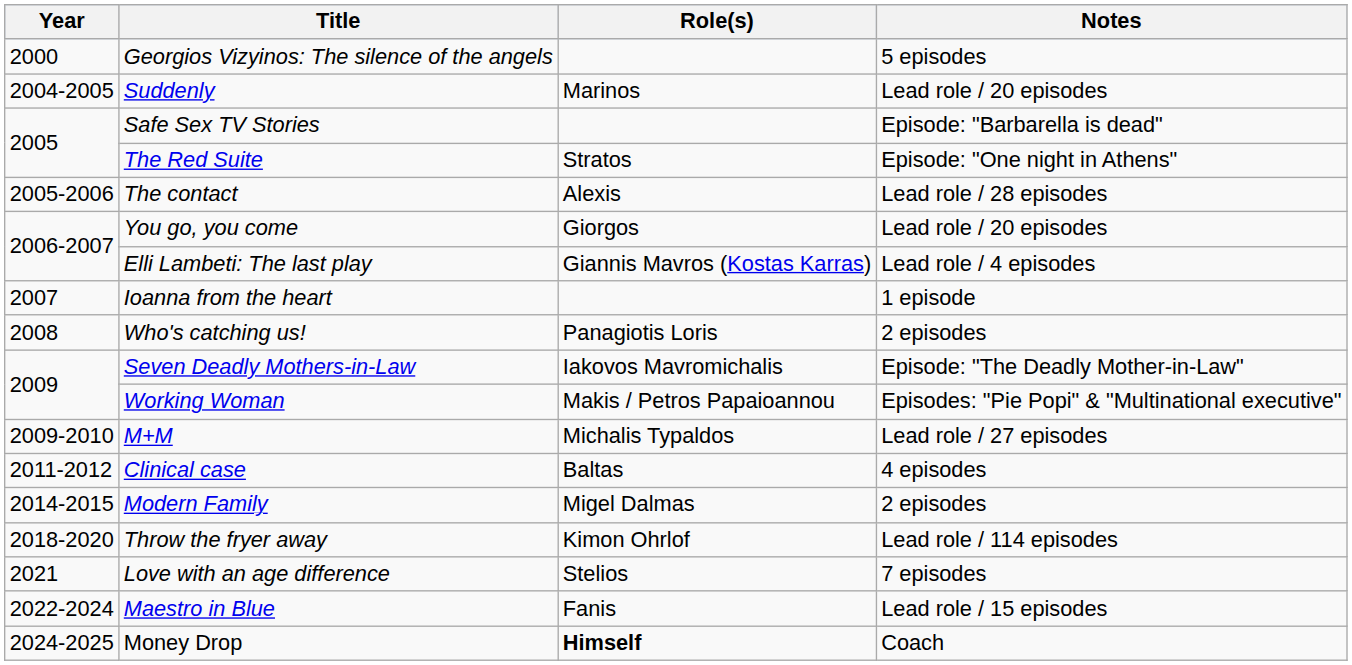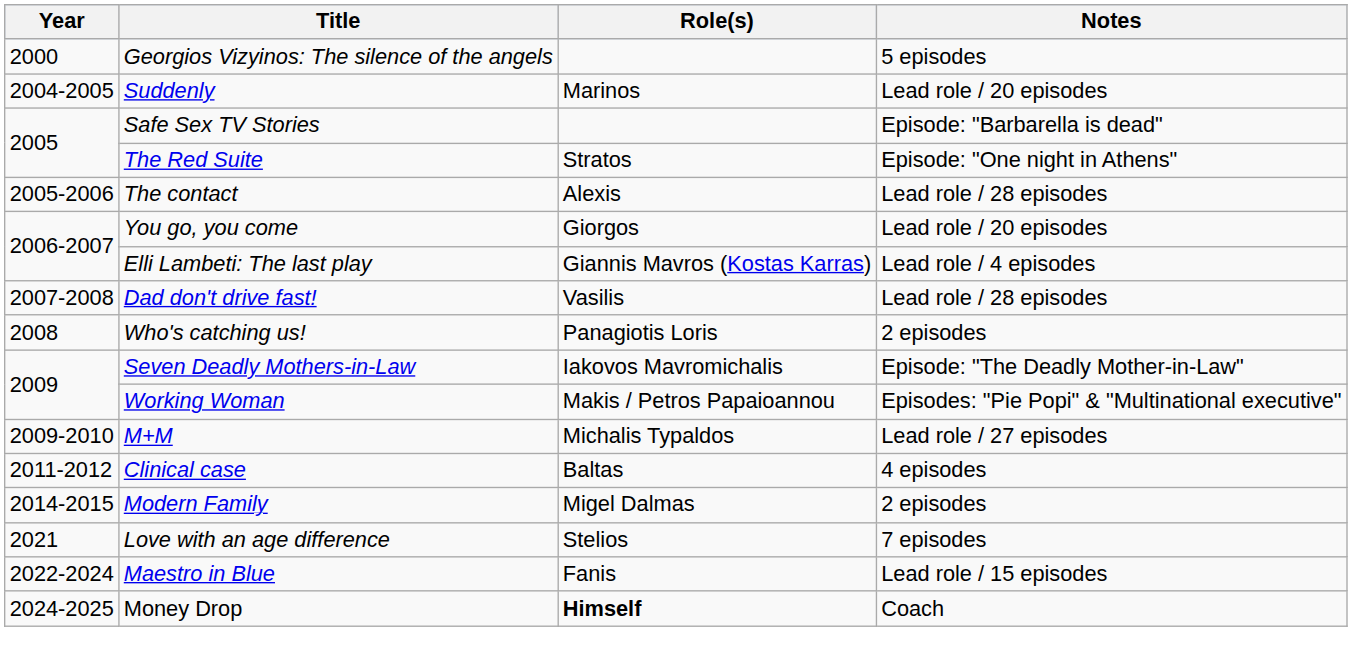- row: (228, 297)
+ row: (220, 297)
- row: (225, 539)
